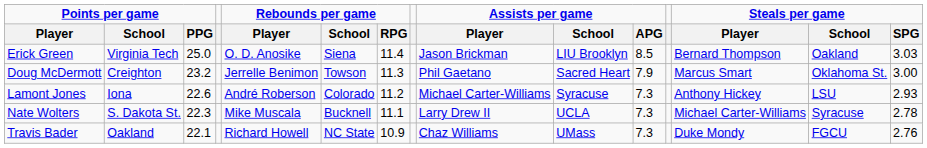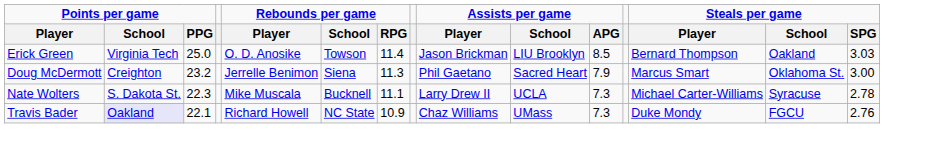(340, 53) Siena -> (345, 53) Towson
(345, 73) Towson -> (340, 73) Siena
- row: (46, 93)
(131, 133) no background -> (131, 113) lavender background
